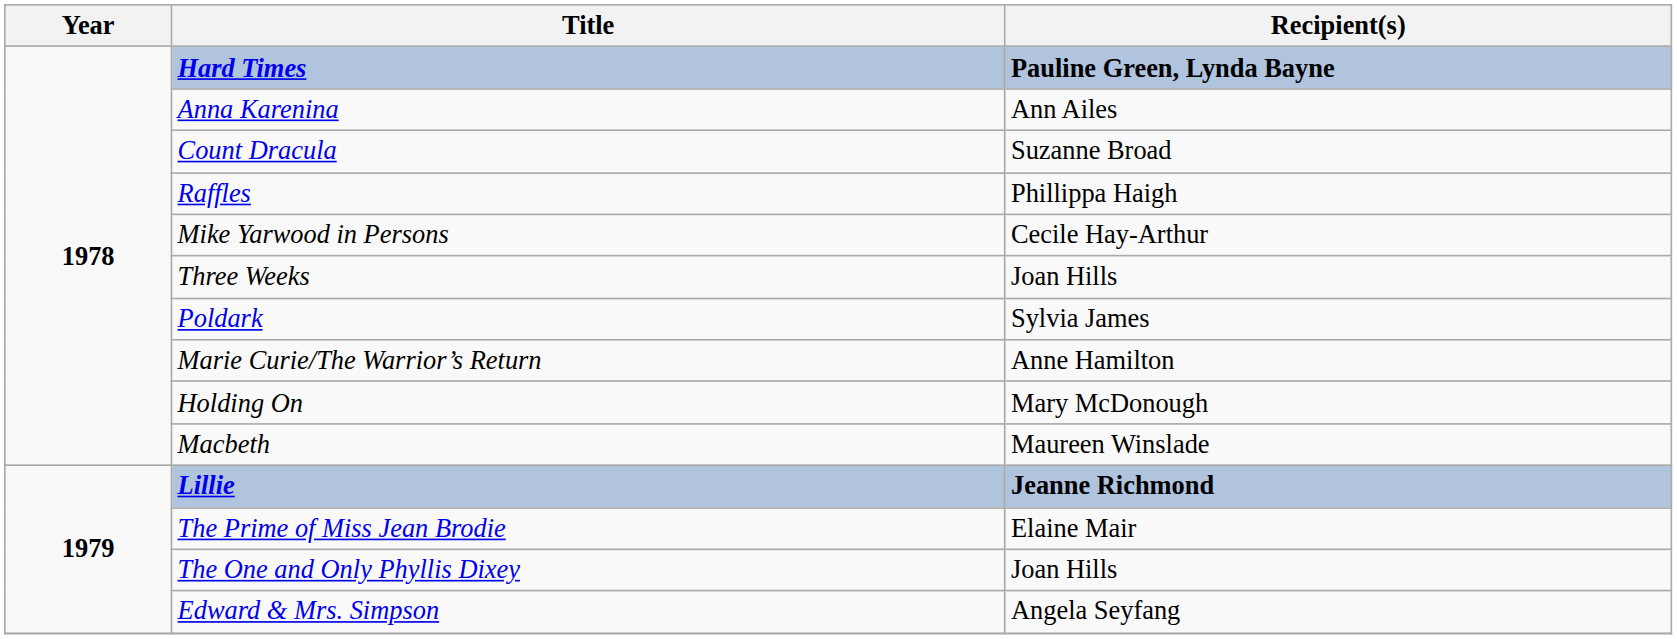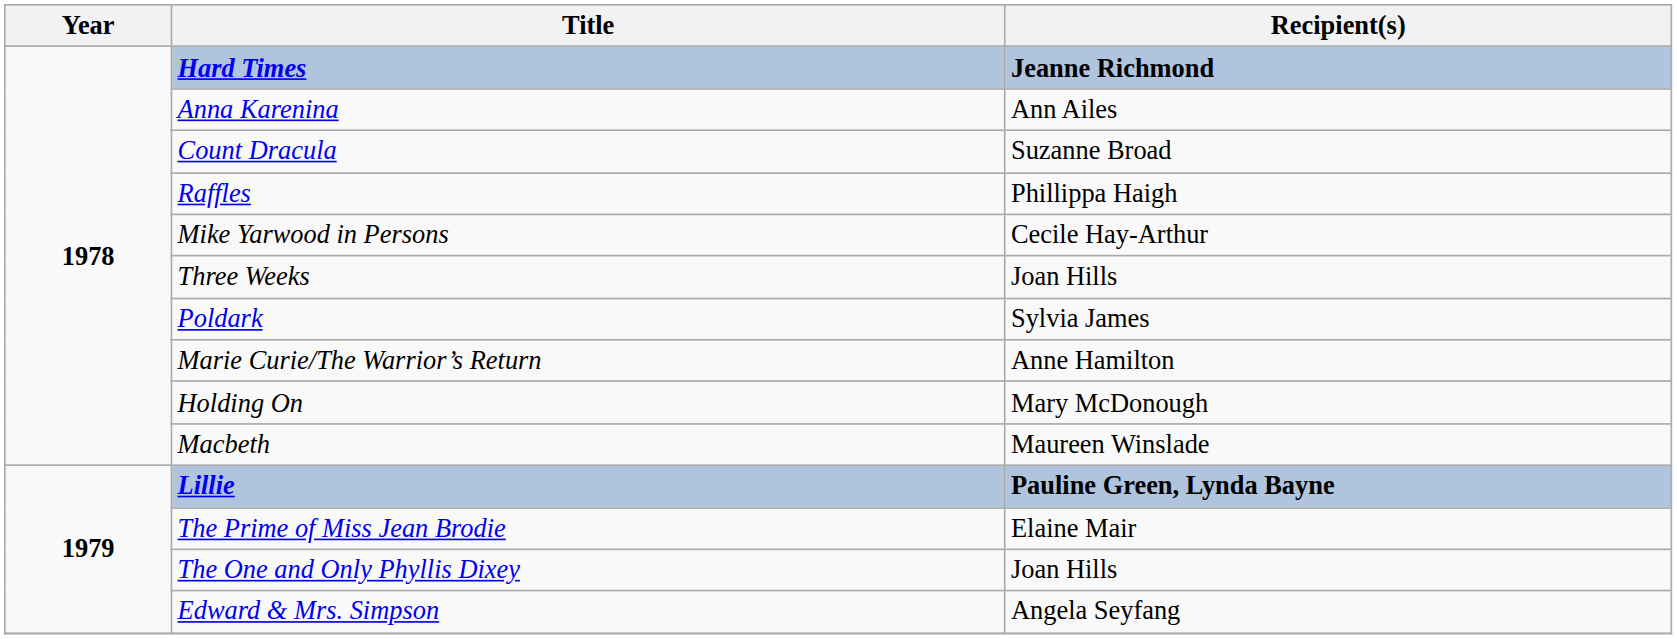(1173, 67) Pauline Green, Lynda Bayne -> (1113, 67) Jeanne Richmond
(1113, 485) Jeanne Richmond -> (1173, 485) Pauline Green, Lynda Bayne
